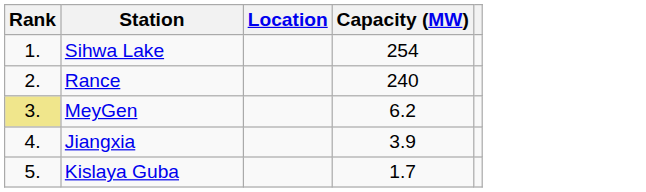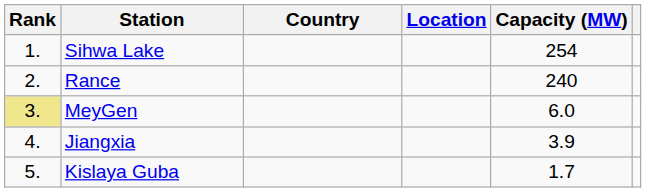+ column: (323, 19)
(403, 111) 6.2 -> (562, 111) 6.0
